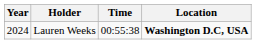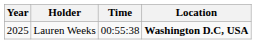(18, 30) 2024 -> (18, 30) 2025
